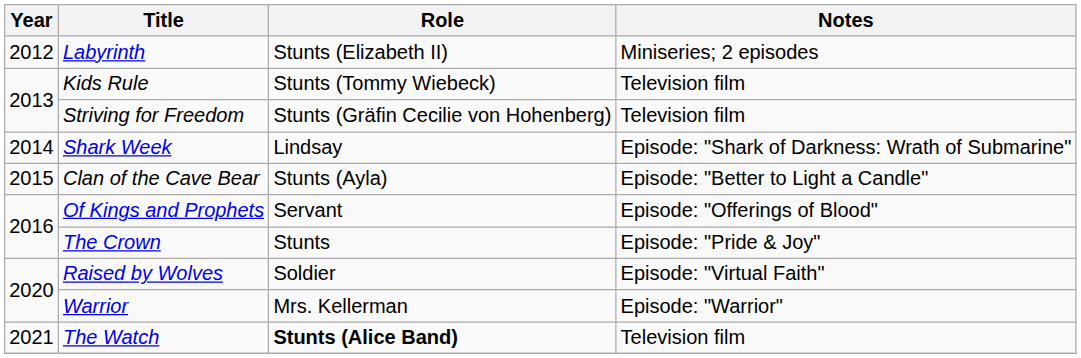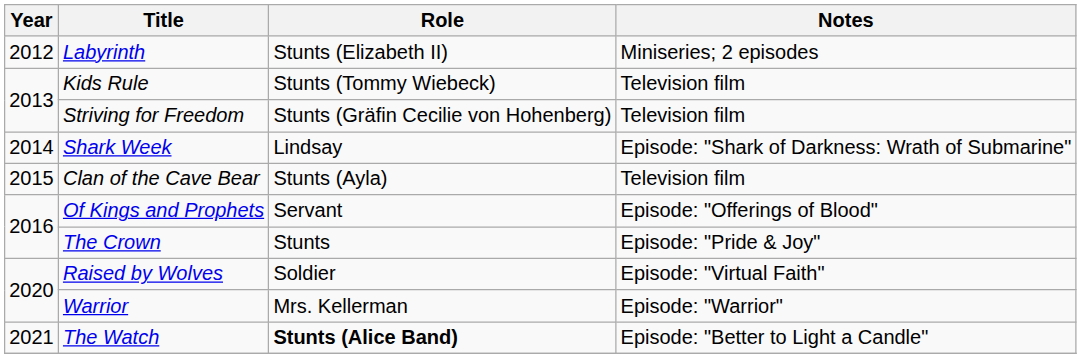(774, 178) Episode: "Better to Light a Candle" -> (683, 178) Television film
(683, 337) Television film -> (774, 337) Episode: "Better to Light a Candle"
